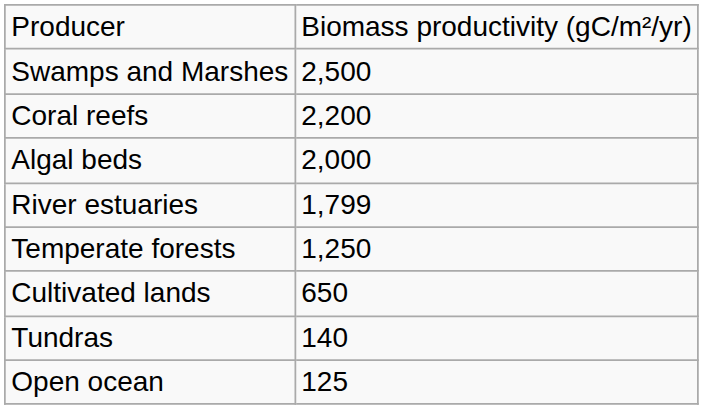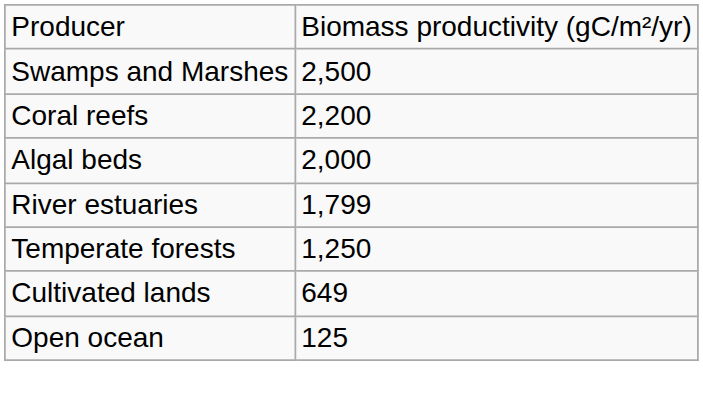(325, 293) 650 -> (325, 293) 649
- row: (62, 337)
